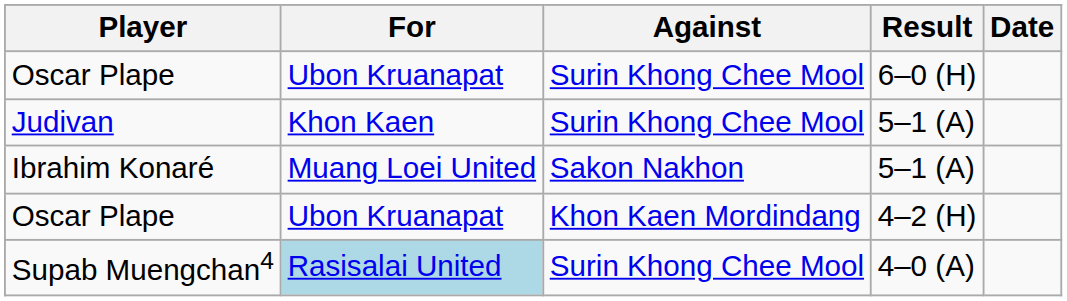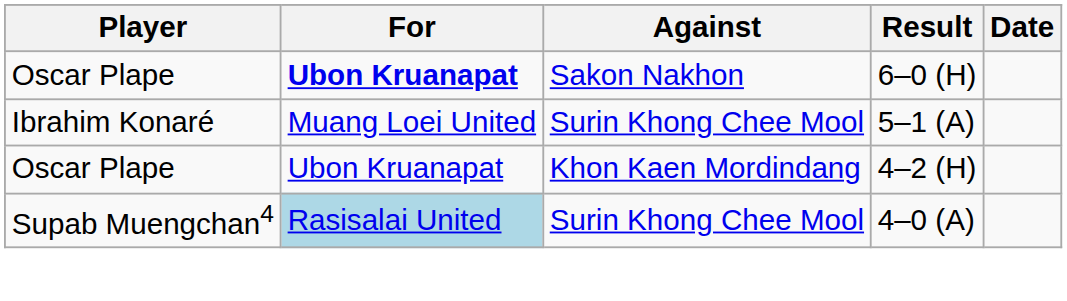(395, 74) normal -> (403, 74) bold
(707, 74) Surin Khong Chee Mool -> (647, 74) Sakon Nakhon
- row: (63, 121)
(647, 168) Sakon Nakhon -> (707, 121) Surin Khong Chee Mool
